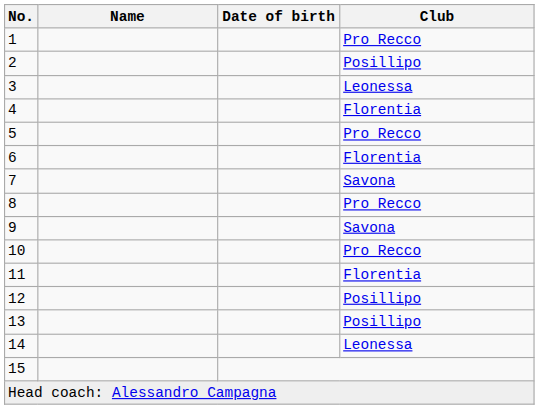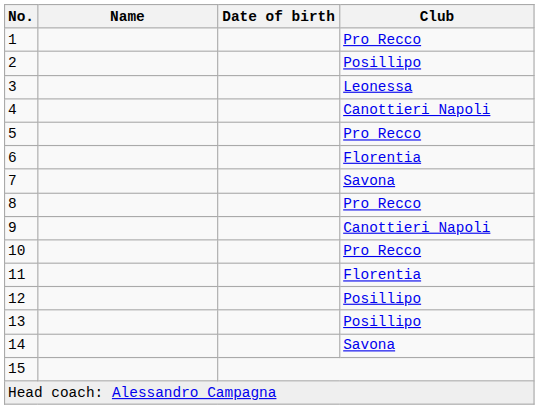(382, 110) Florentia -> (417, 110) Canottieri Napoli
(369, 228) Savona -> (417, 228) Canottieri Napoli
(378, 346) Leonessa -> (369, 346) Savona
